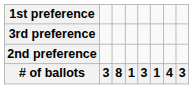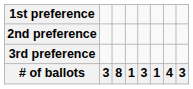rows swapped: (52, 53) <-> (52, 34)
